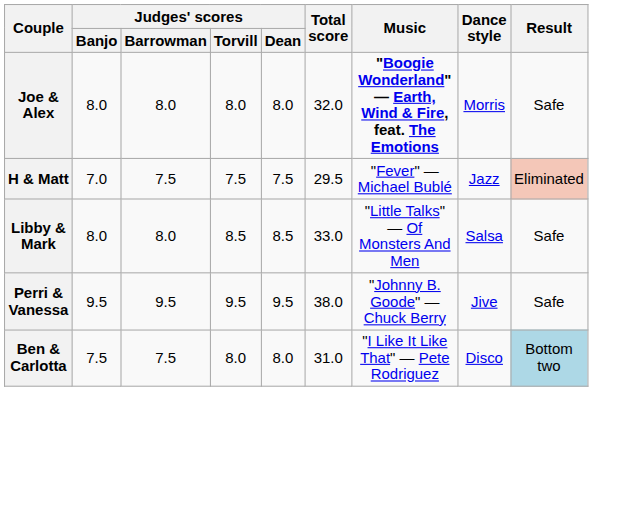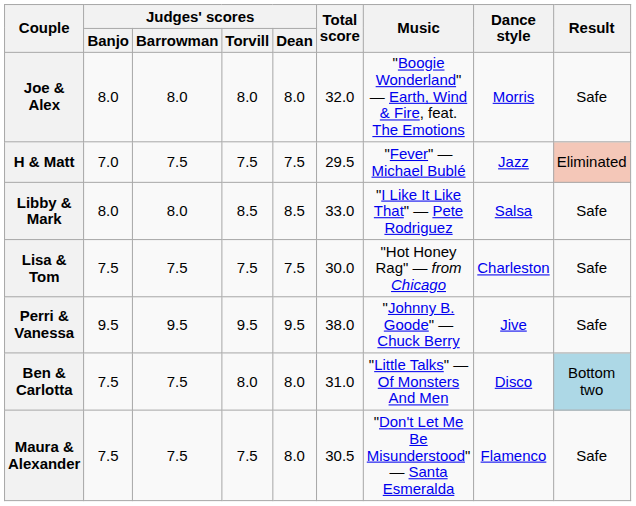(405, 106) bold -> (419, 97) normal
(405, 236) "Little Talks" — Of Monsters And Men -> (419, 211) "I Like It Like That" — Pete Rodriguez
+ row: (44, 268)
(405, 358) "I Like It Like That" — Pete Rodriguez -> (419, 382) "Little Talks" — Of Monsters And Men
+ row: (44, 456)
